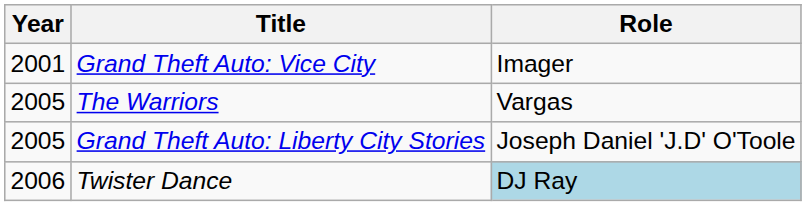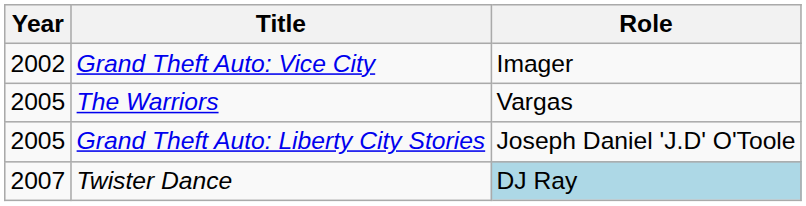(38, 63) 2001 -> (38, 63) 2002
(38, 180) 2006 -> (38, 180) 2007
